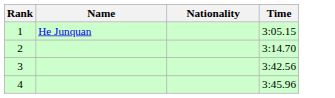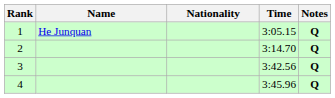+ column: (315, 13)
